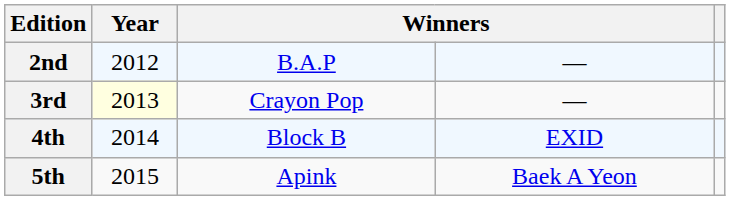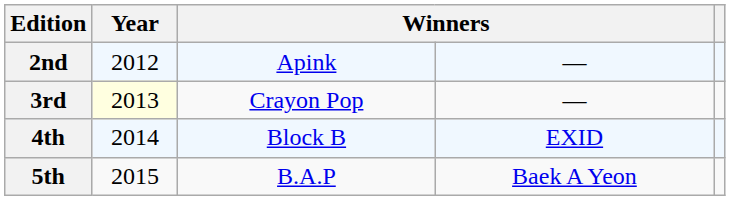(306, 61) B.A.P -> (306, 61) Apink
(306, 175) Apink -> (306, 175) B.A.P
